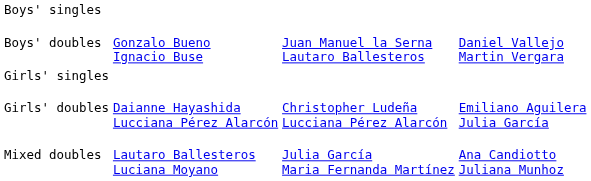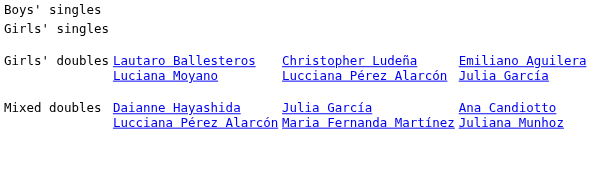- row: (53, 43)
(196, 115) Daianne Hayashida Lucciana Pérez Alarcón -> (184, 68) Lautaro Ballesteros Luciana Moyano
(184, 162) Lautaro Ballesteros Luciana Moyano -> (196, 115) Daianne Hayashida Lucciana Pérez Alarcón
